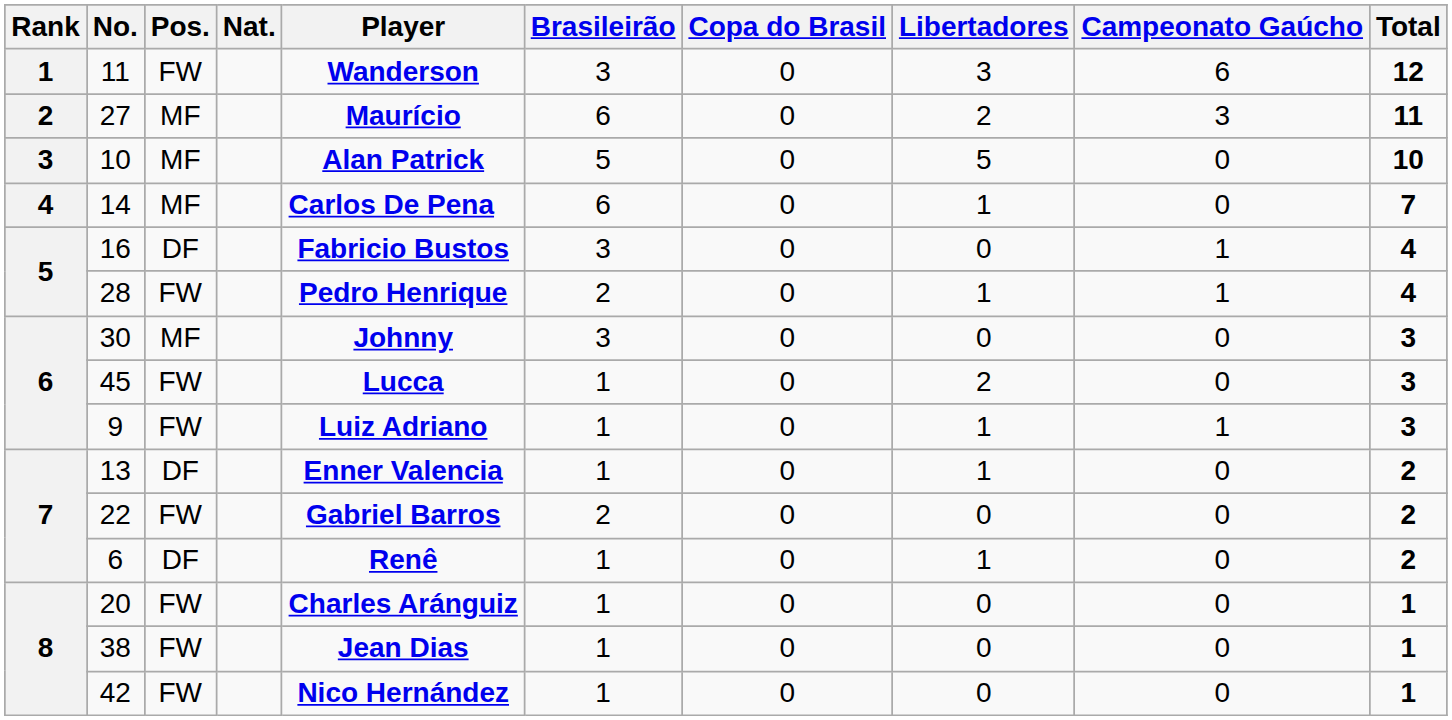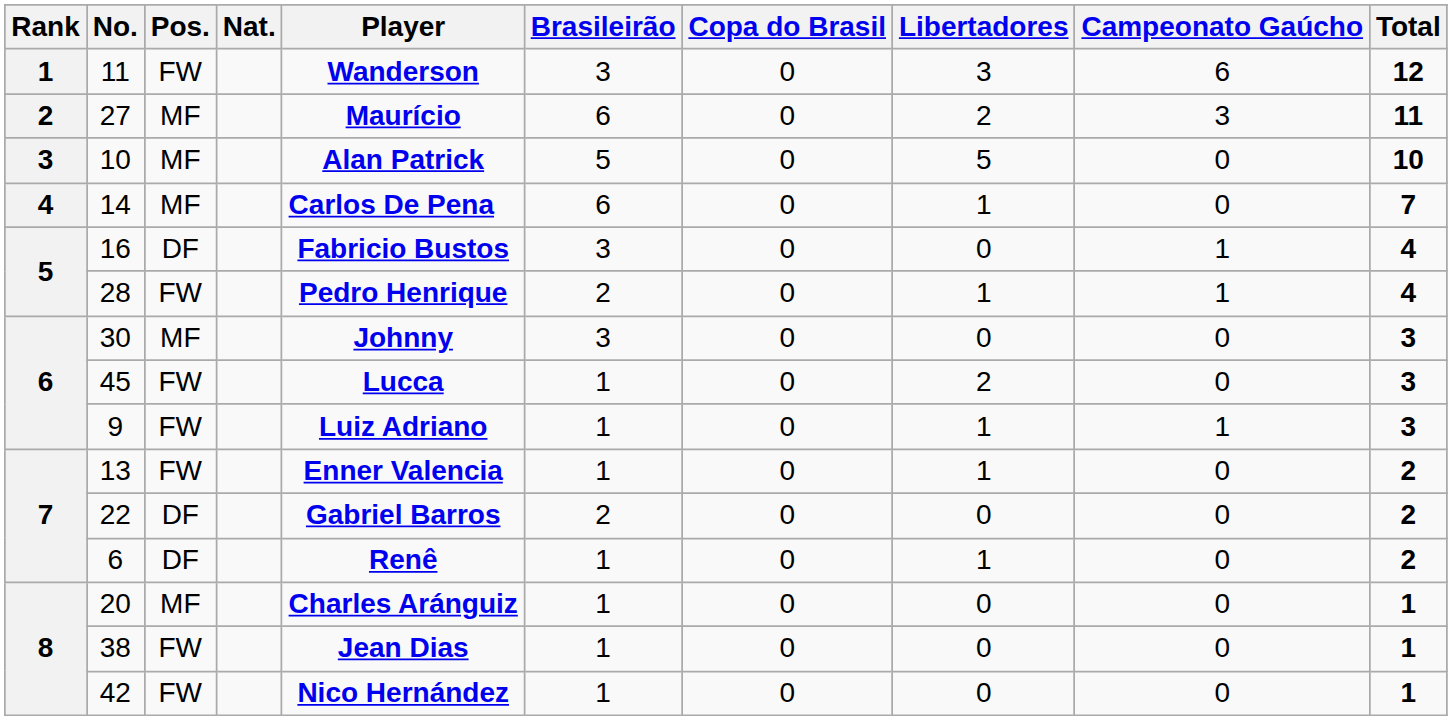(180, 470) DF -> (180, 470) FW
(180, 515) FW -> (180, 515) DF
(180, 603) FW -> (180, 603) MF
